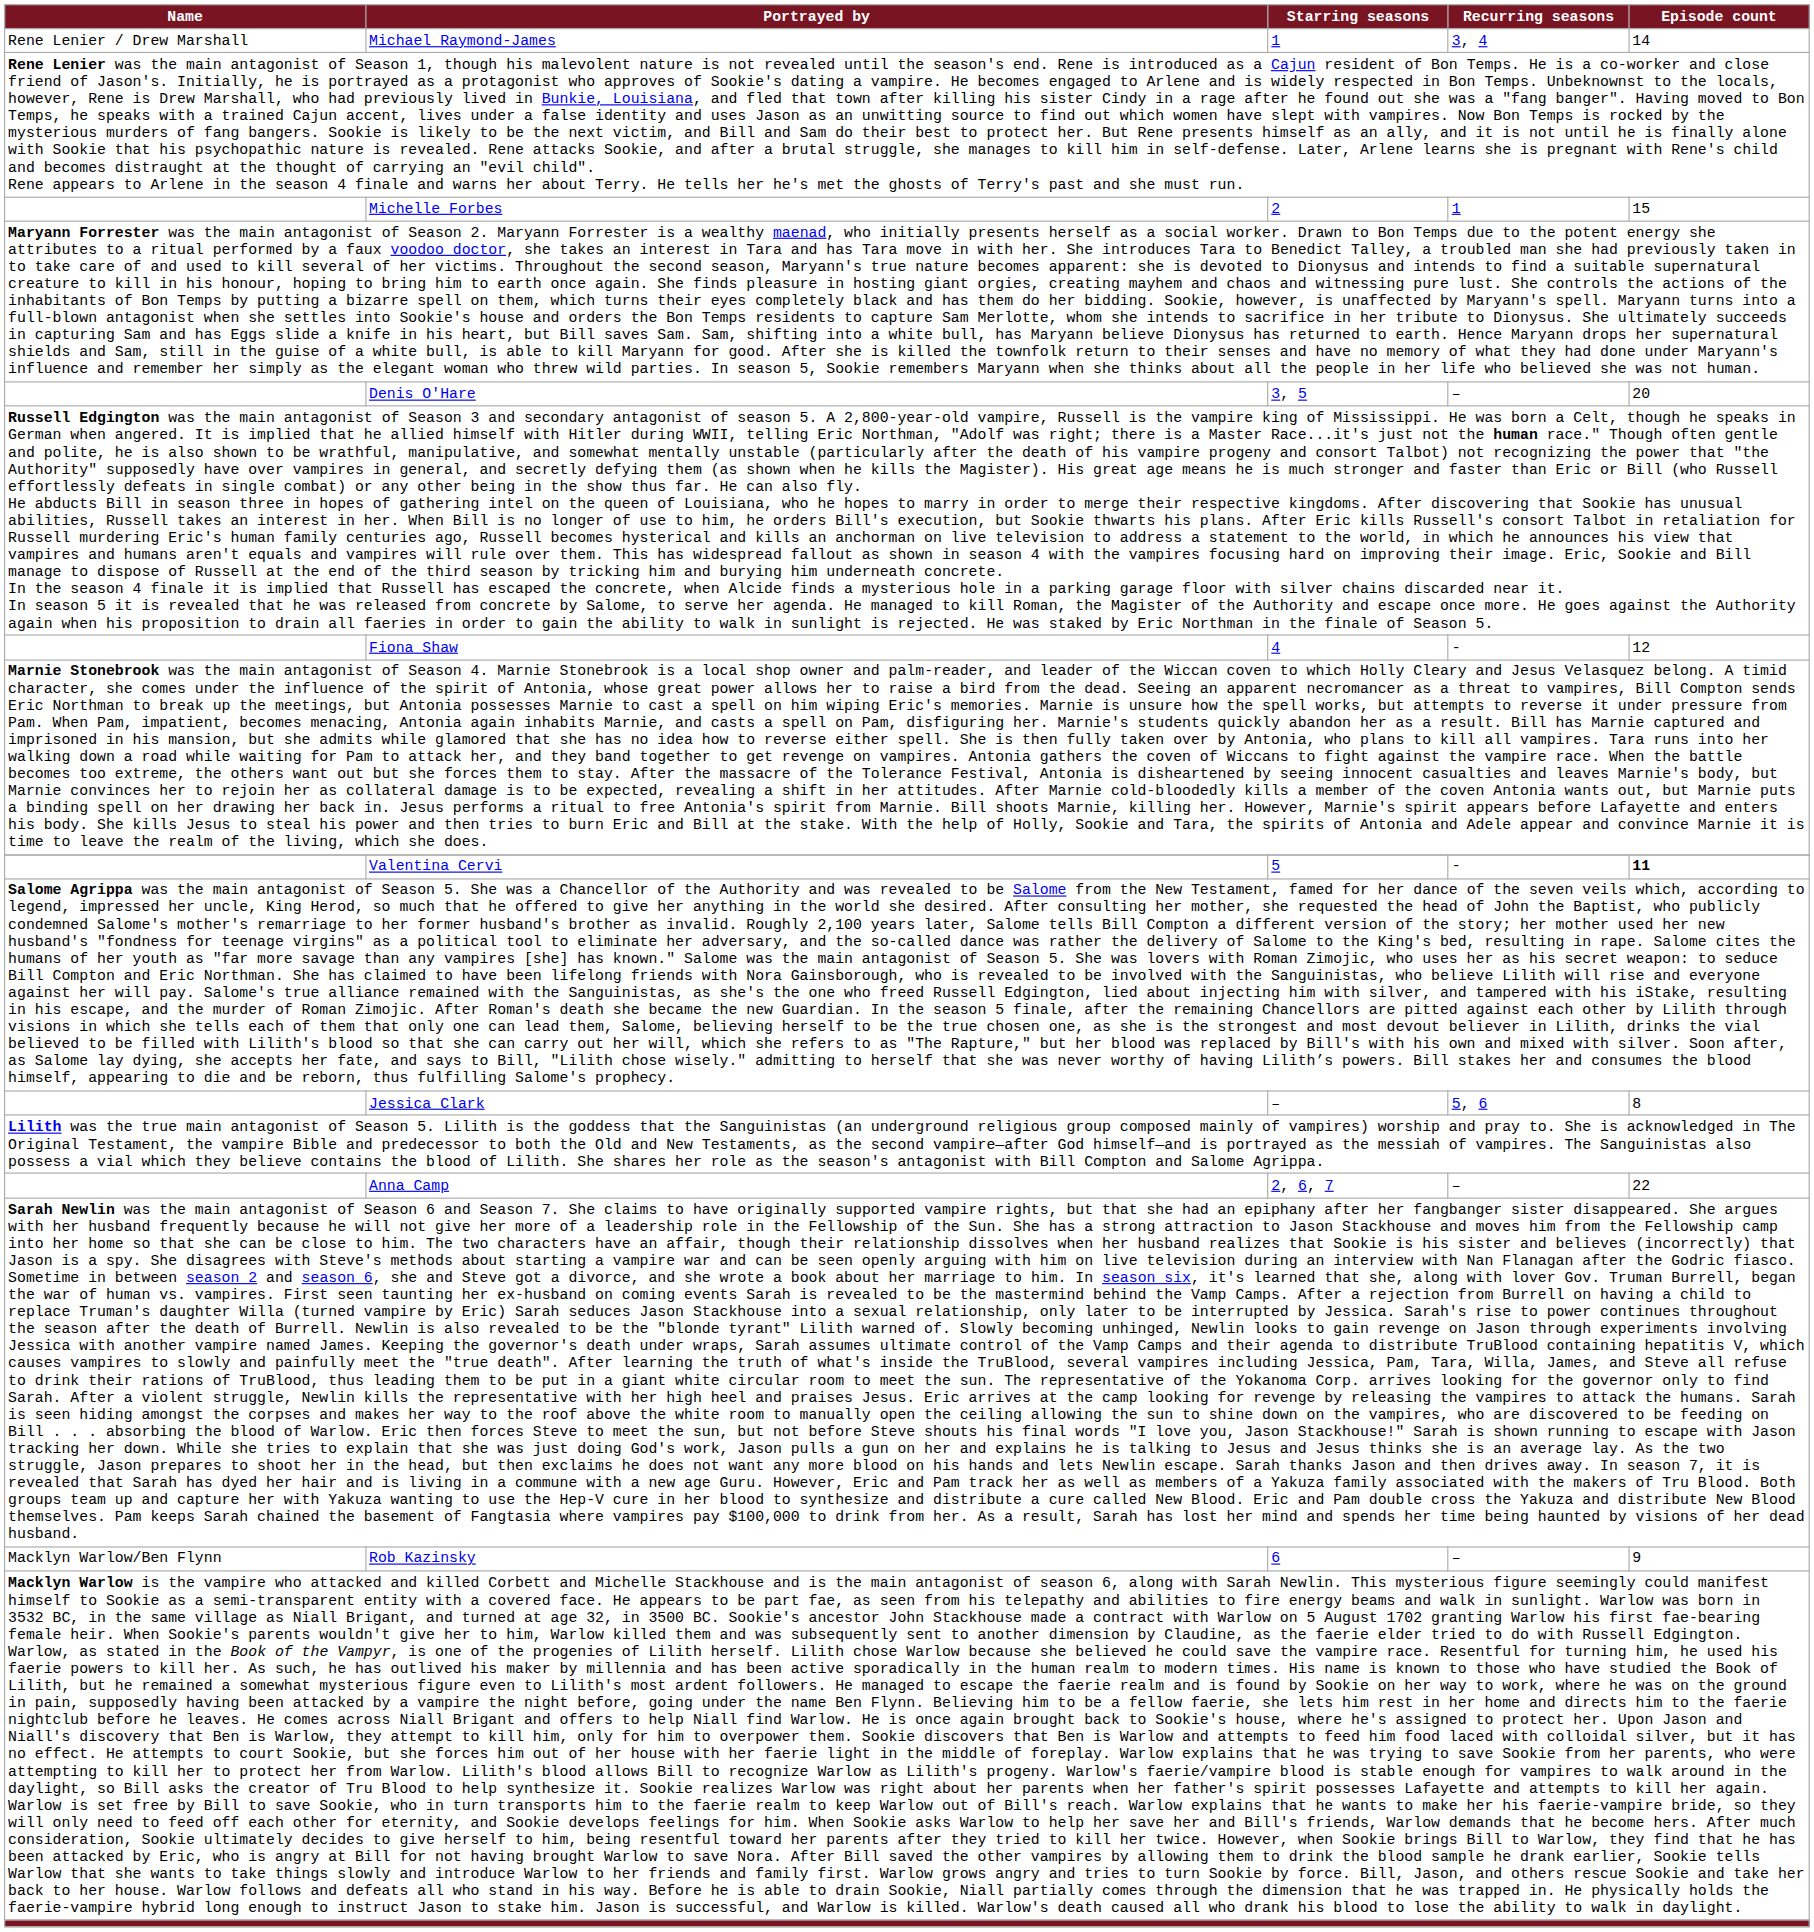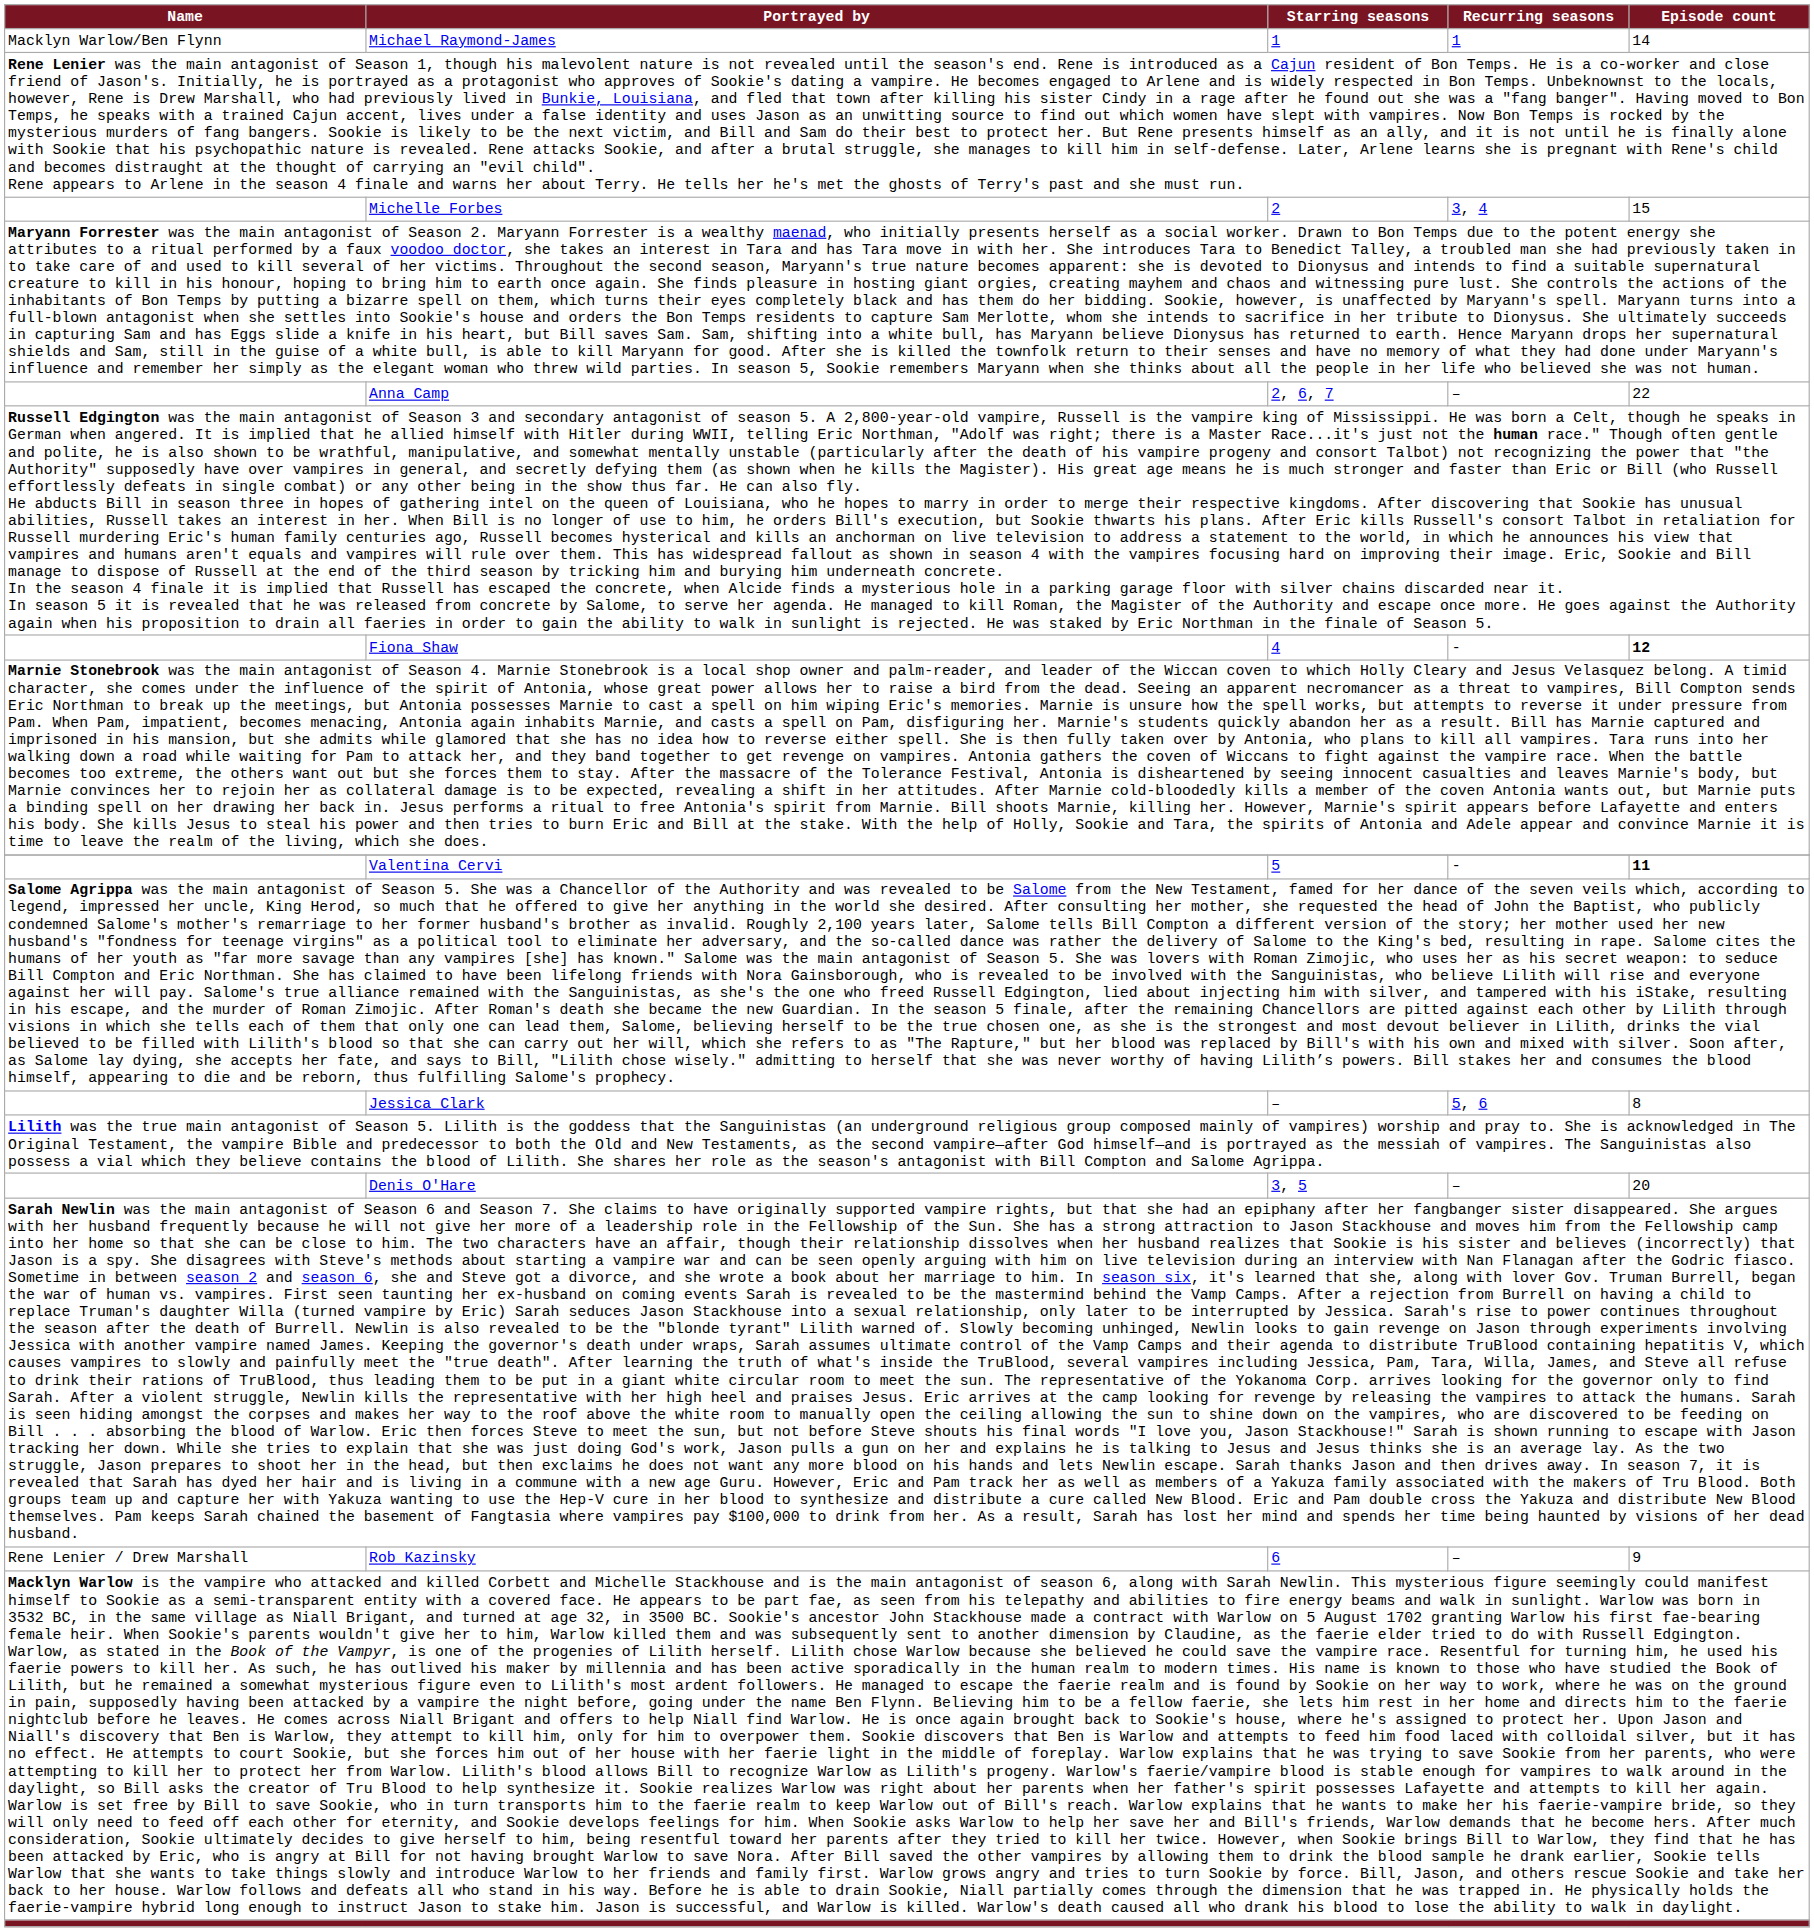(128, 41) Rene Lenier / Drew Marshall -> (115, 41) Macklyn Warlow/Ben Flynn
(1470, 41) 3, 4 -> (1456, 41) 1
(1456, 209) 1 -> (1470, 209) 3, 4
rows swapped: (422, 394) <-> (409, 1186)
(1641, 647) normal -> (1641, 647) bold
(115, 1559) Macklyn Warlow/Ben Flynn -> (128, 1559) Rene Lenier / Drew Marshall
